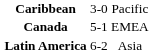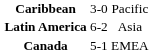rows swapped: (46, 27) <-> (46, 45)
